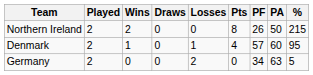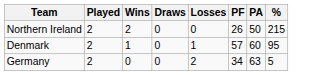- column: (239, 12)
